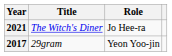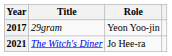rows swapped: (17, 43) <-> (17, 28)
